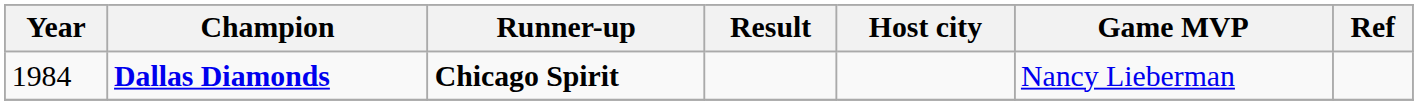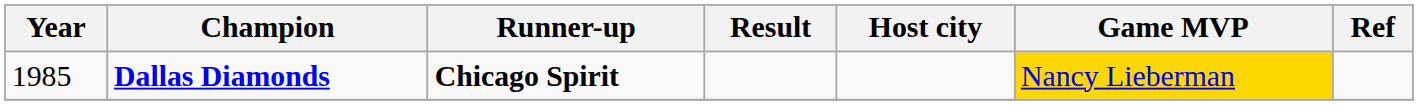(42, 75) 1984 -> (42, 75) 1985
(1128, 75) no background -> (1128, 75) gold background
